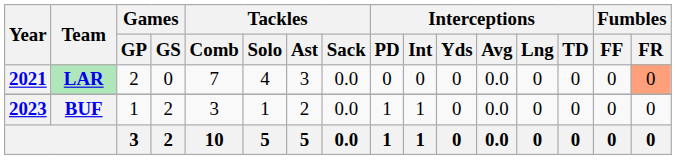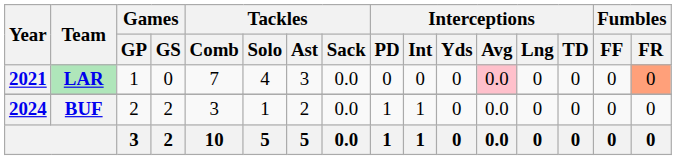(134, 79) 2 -> (134, 79) 1
(497, 79) no background -> (497, 79) pink background
(28, 109) 2023 -> (28, 109) 2024
(134, 109) 1 -> (134, 109) 2
